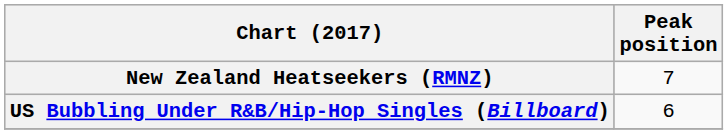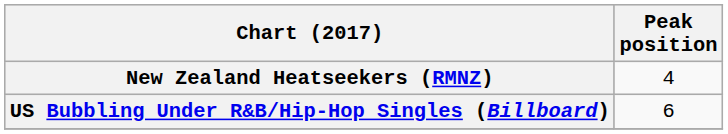(669, 78) 7 -> (669, 78) 4
